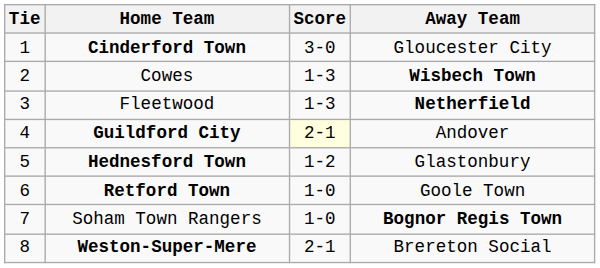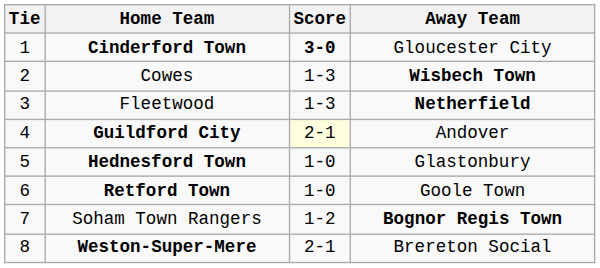(320, 48) normal -> (320, 48) bold
(320, 162) 1-2 -> (320, 162) 1-0
(320, 219) 1-0 -> (320, 219) 1-2
